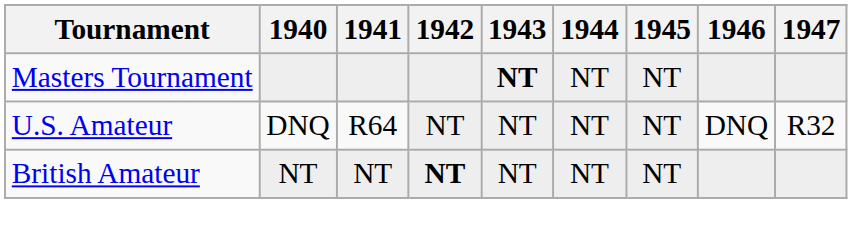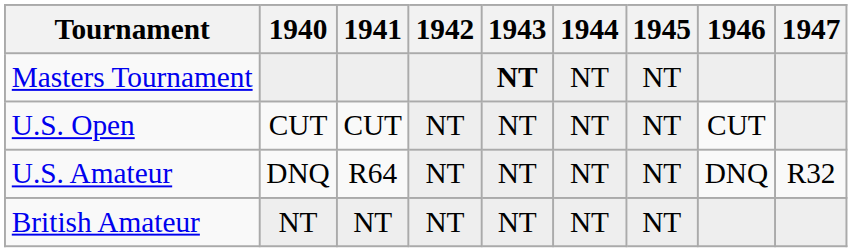+ row: (73, 125)
(445, 173) bold -> (445, 222) normal
